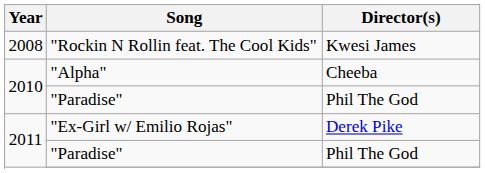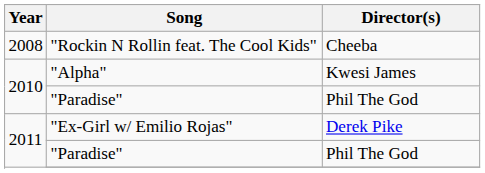(371, 45) Kwesi James -> (352, 45) Cheeba
(352, 72) Cheeba -> (371, 72) Kwesi James
